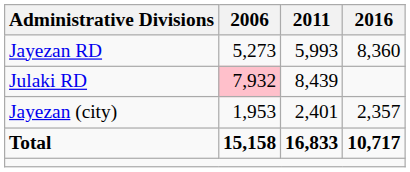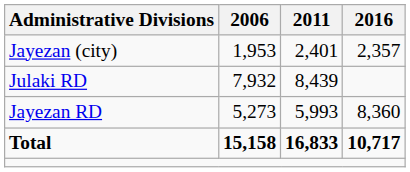rows swapped: (56, 50) <-> (63, 111)
(254, 81) pink background -> (254, 81) no background
